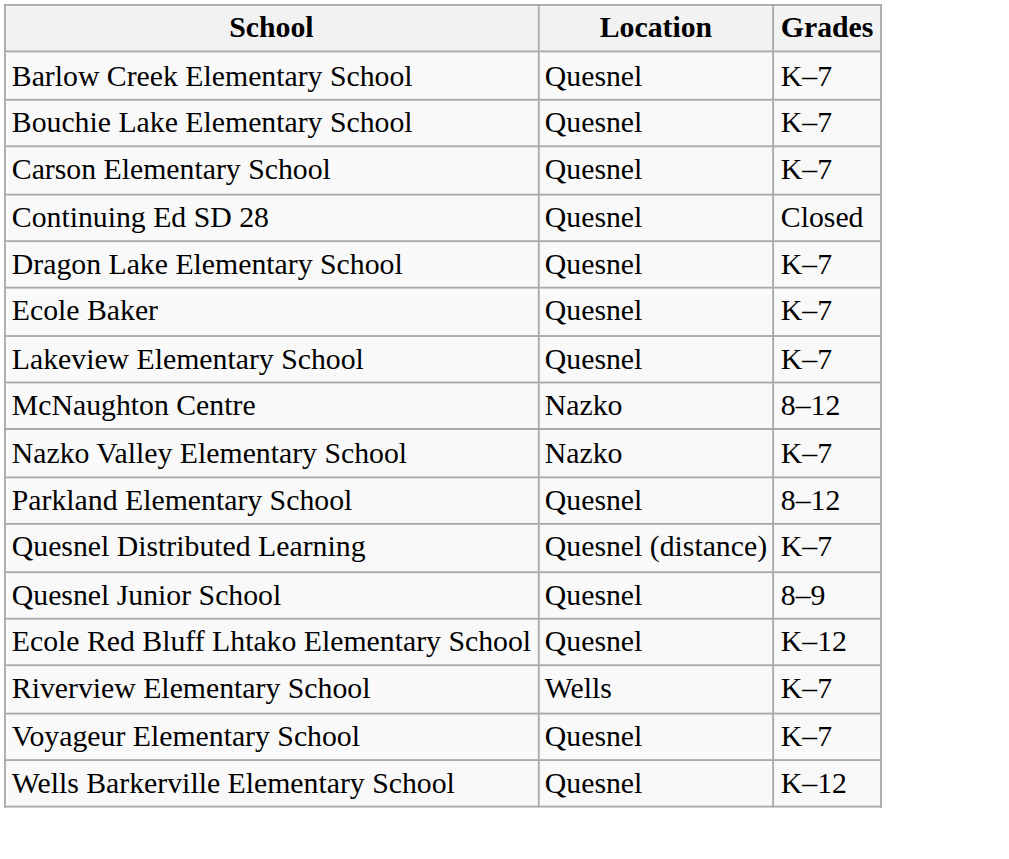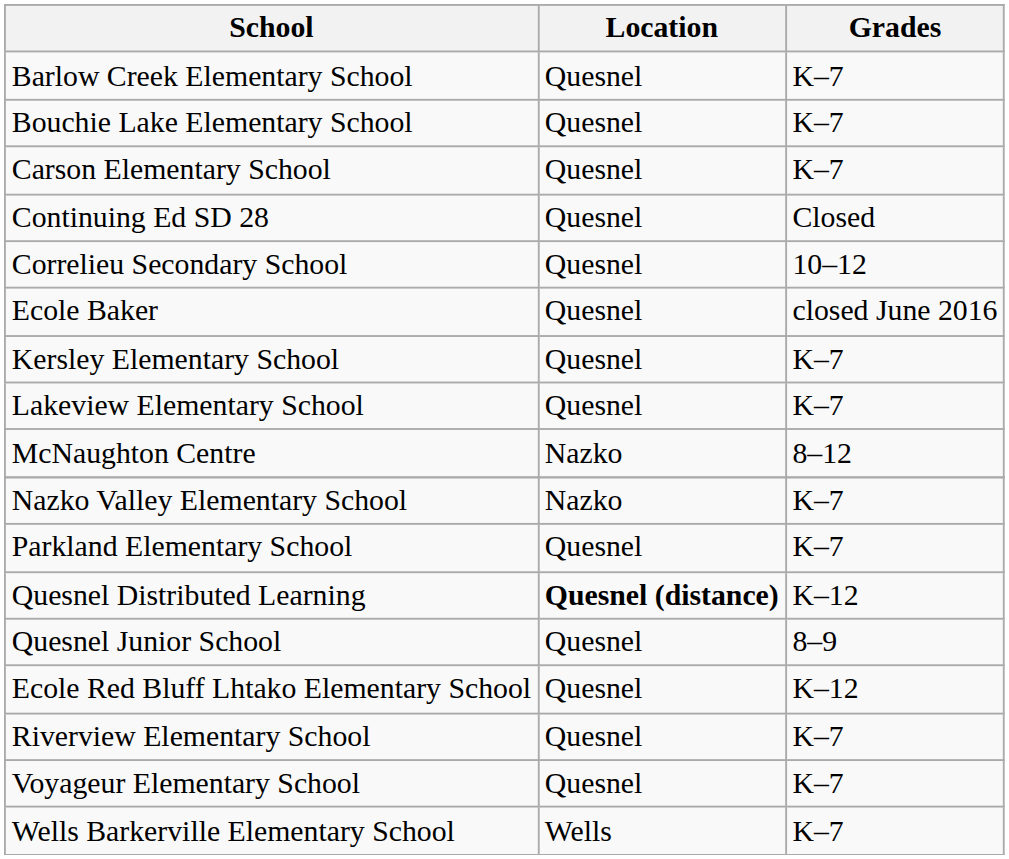+ row: (180, 264)
- row: (207, 264)
(806, 311) K–7 -> (895, 311) closed June 2016
+ row: (175, 358)
(811, 500) 8–12 -> (818, 547) K–7
(656, 547) normal -> (662, 594) bold
(806, 547) K–7 -> (826, 594) K–12
(578, 688) Wells -> (594, 736) Quesnel
(594, 783) Quesnel -> (578, 830) Wells
(814, 783) K–12 -> (818, 830) K–7
